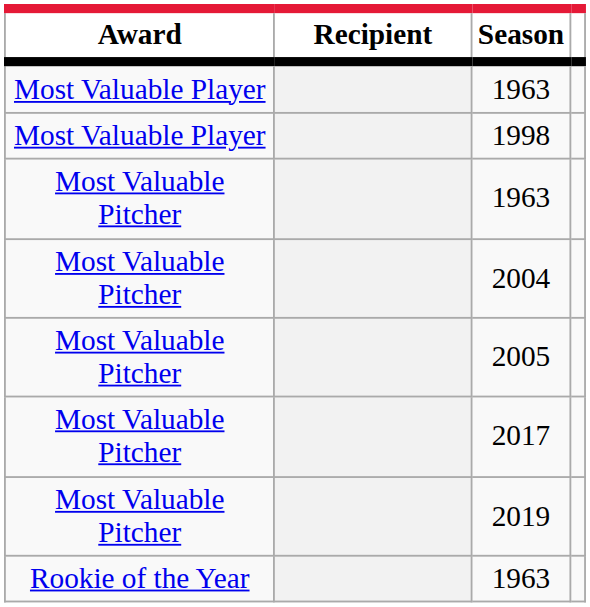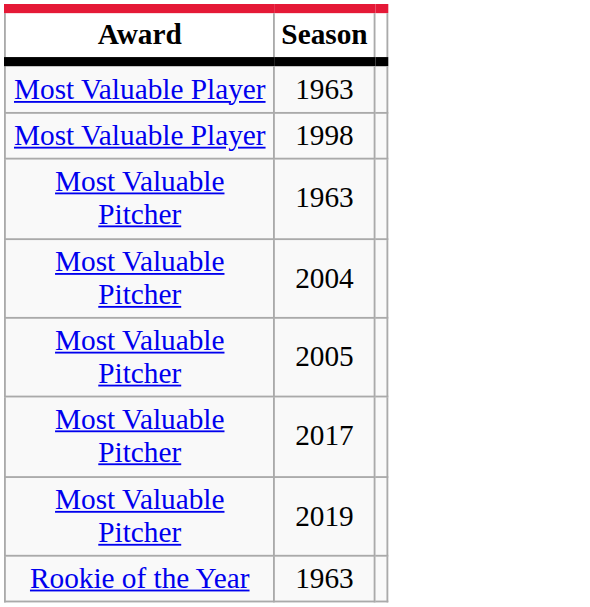- column: (373, 35)
